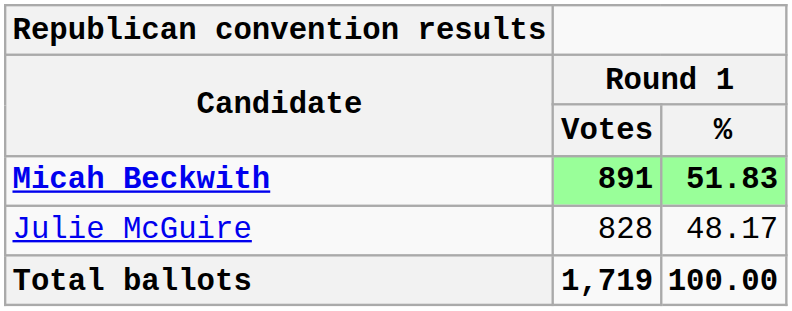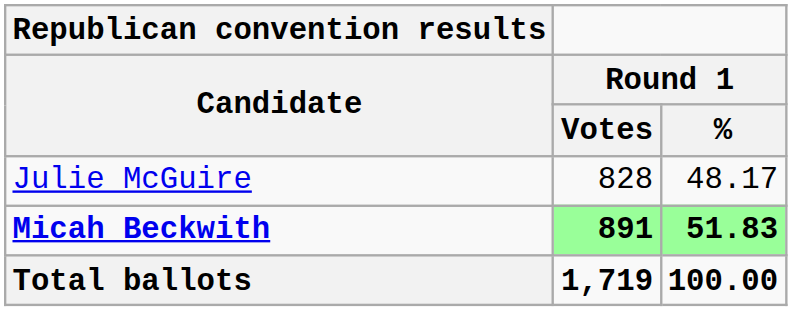rows swapped: (141, 180) <-> (132, 230)
